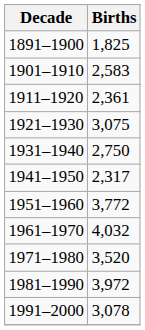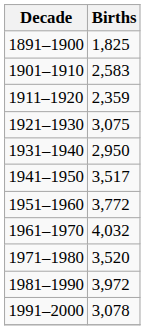(111, 97) 2,361 -> (111, 97) 2,359
(111, 151) 2,750 -> (111, 151) 2,950
(111, 177) 2,317 -> (111, 177) 3,517
